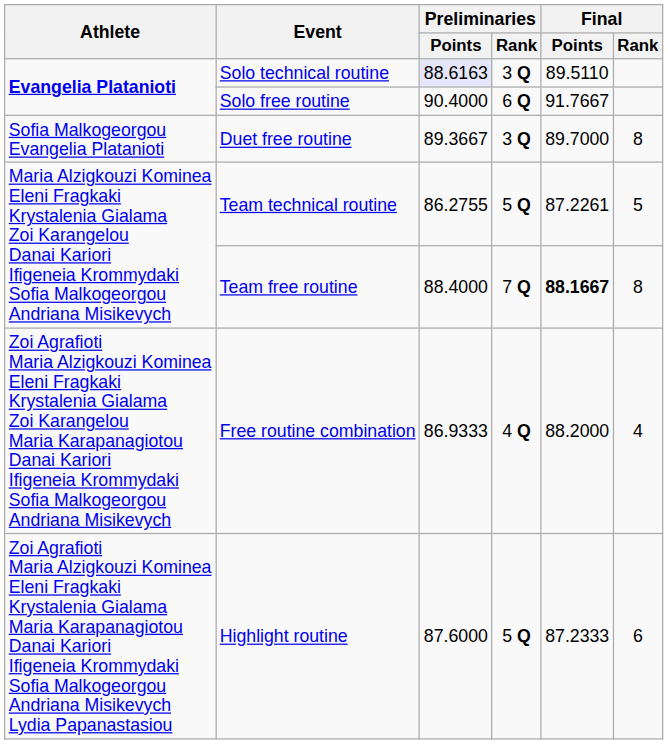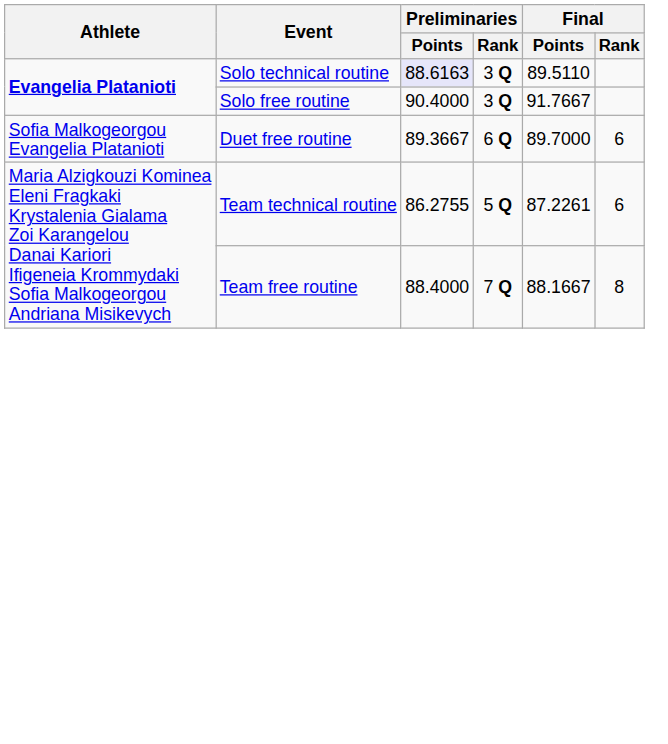(517, 101) 6 Q -> (498, 101) 3 Q
(517, 139) 3 Q -> (498, 139) 6 Q
(638, 139) 8 -> (619, 139) 6
(638, 204) 5 -> (619, 204) 6
(577, 287) bold -> (558, 287) normal
- row: (318, 431)
- row: (284, 636)
